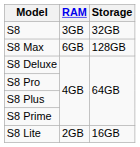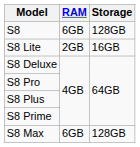(73, 30) 3GB -> (73, 30) 6GB
(106, 30) 32GB -> (109, 30) 128GB
rows swapped: (24, 133) <-> (25, 47)
